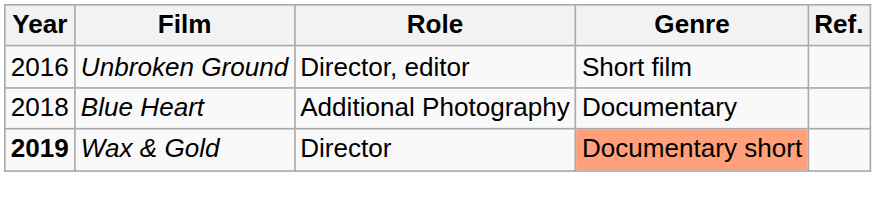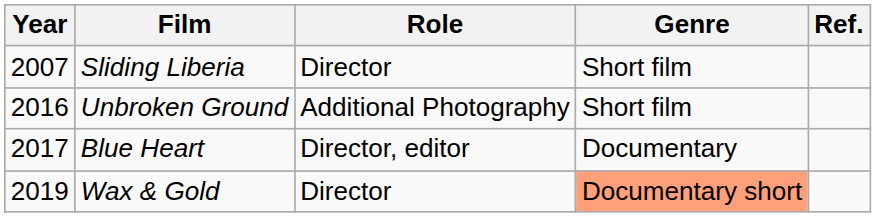+ row: (163, 66)
(385, 66) Director, editor -> (435, 107) Additional Photography
(40, 107) 2018 -> (40, 149) 2017
(435, 107) Additional Photography -> (385, 149) Director, editor
(40, 149) bold -> (40, 190) normal
